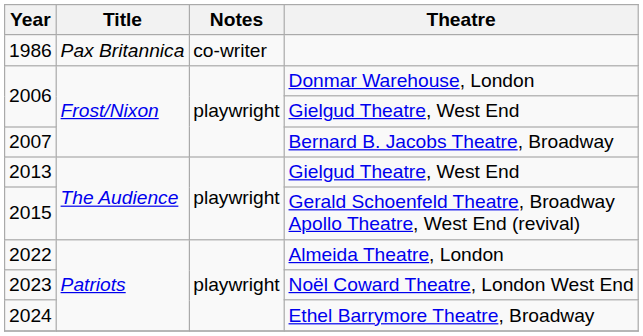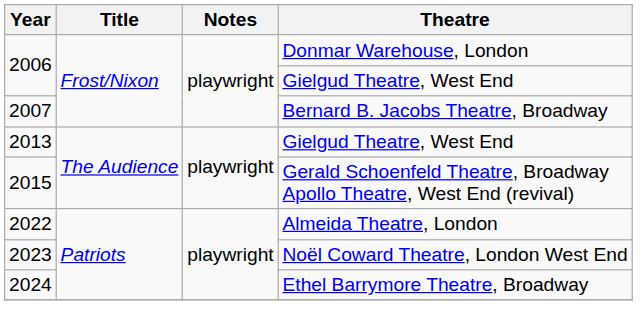- row: (30, 50)
